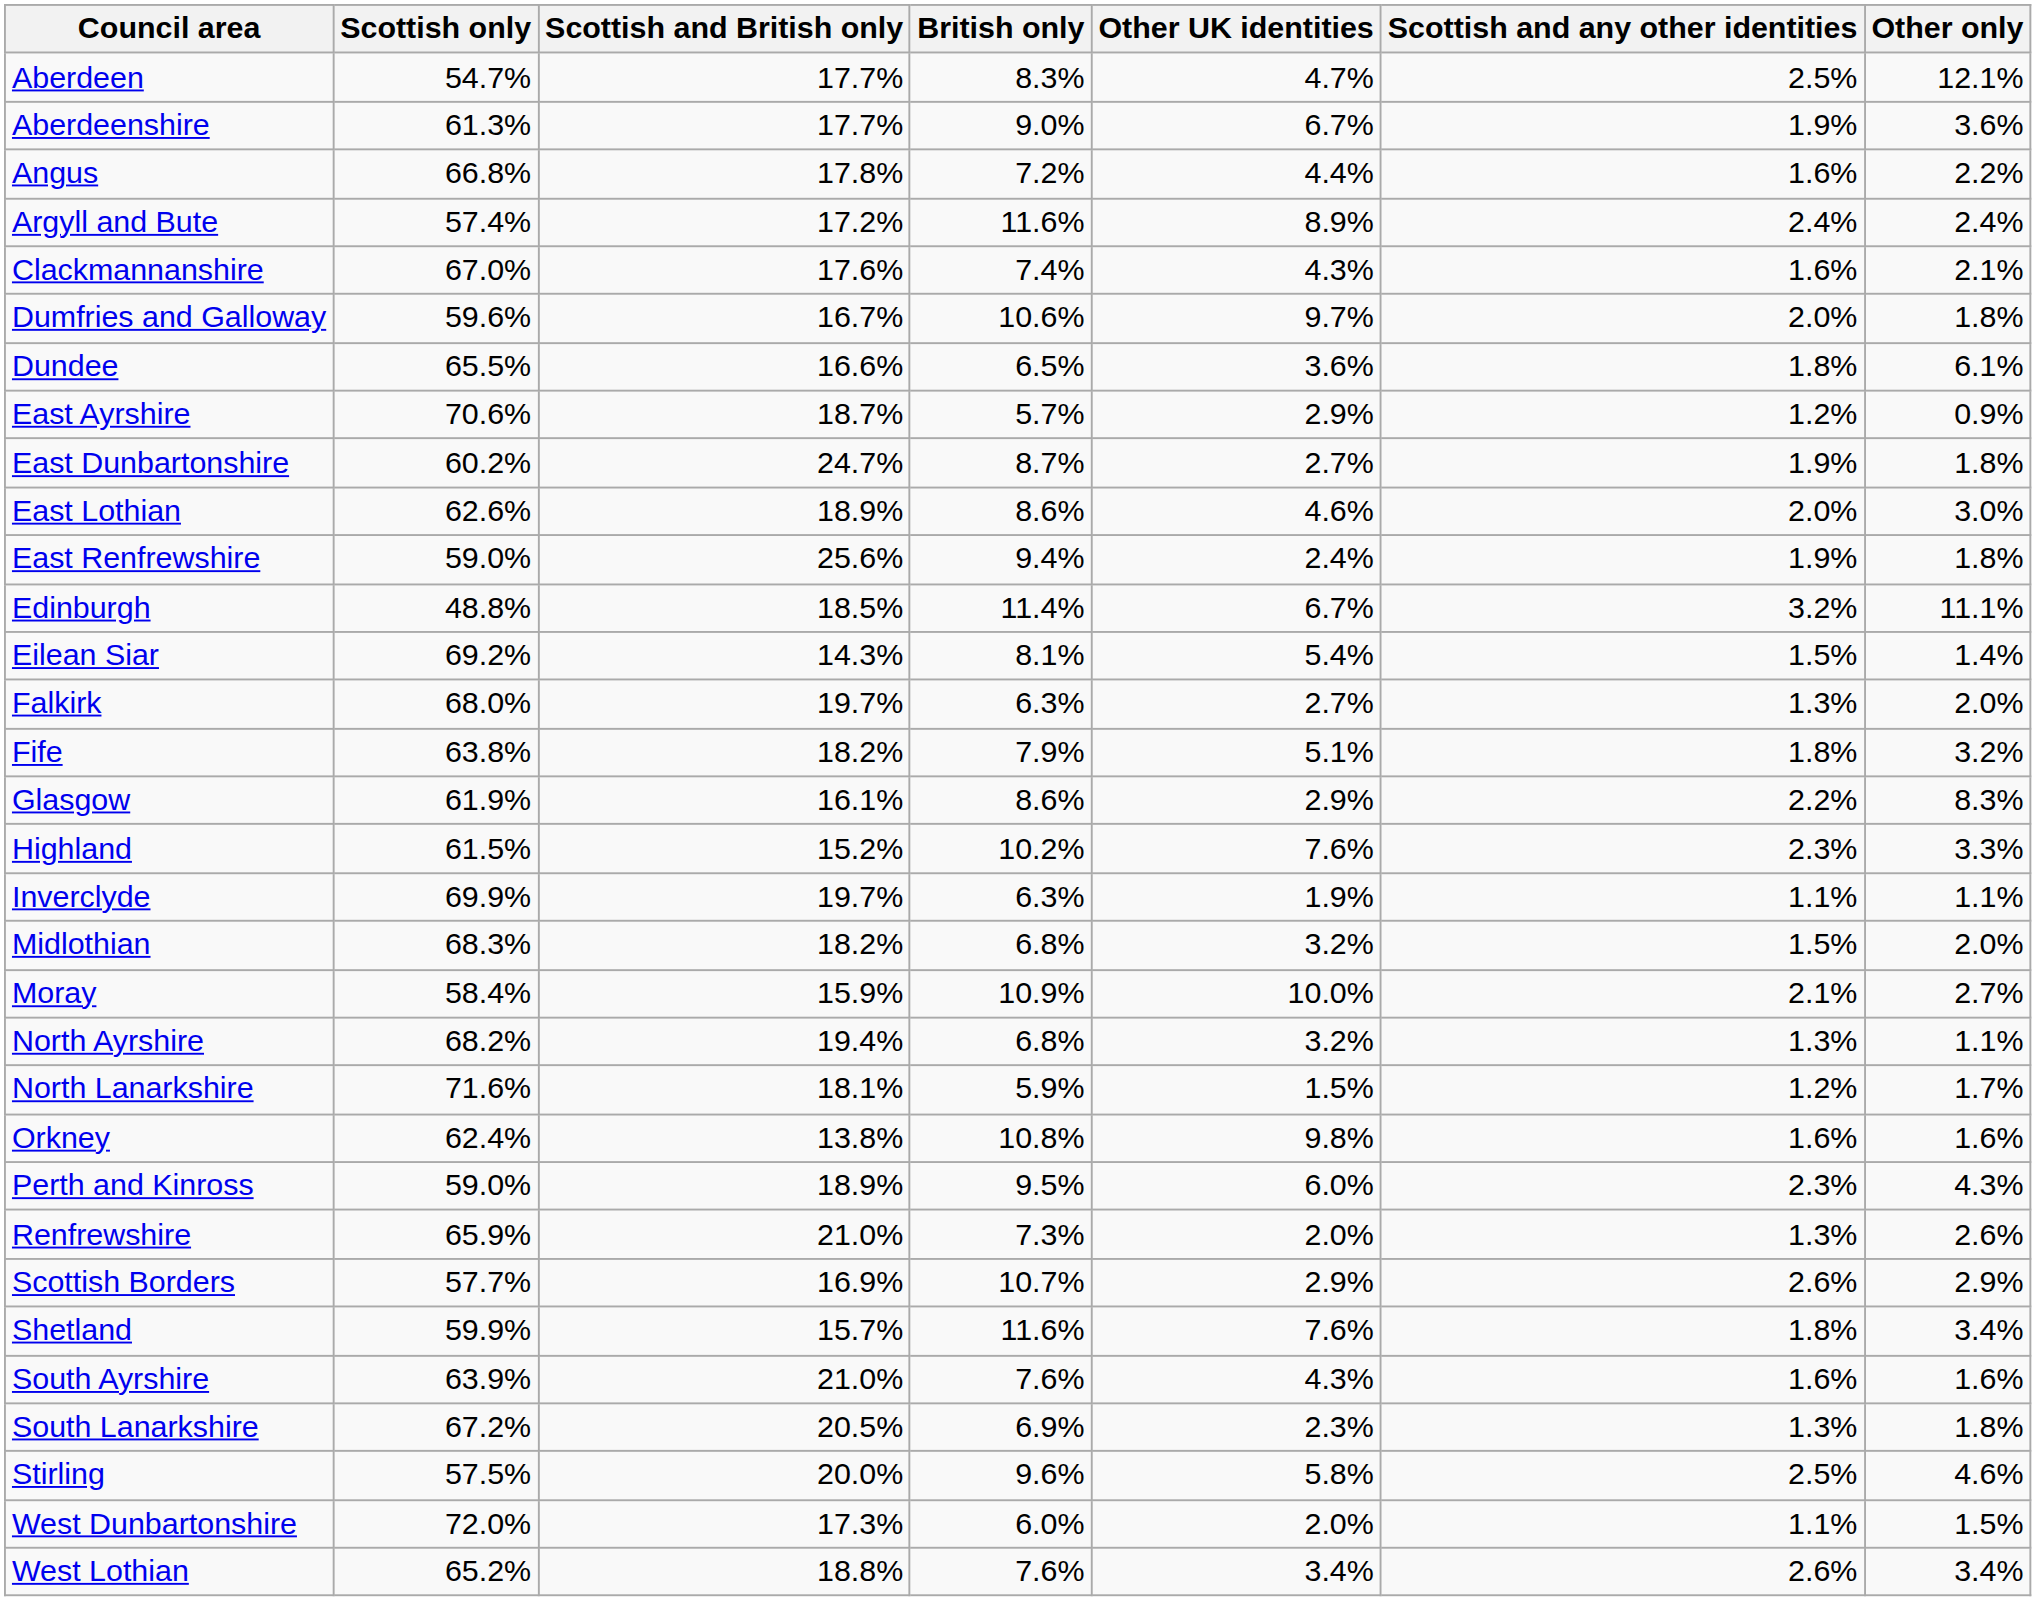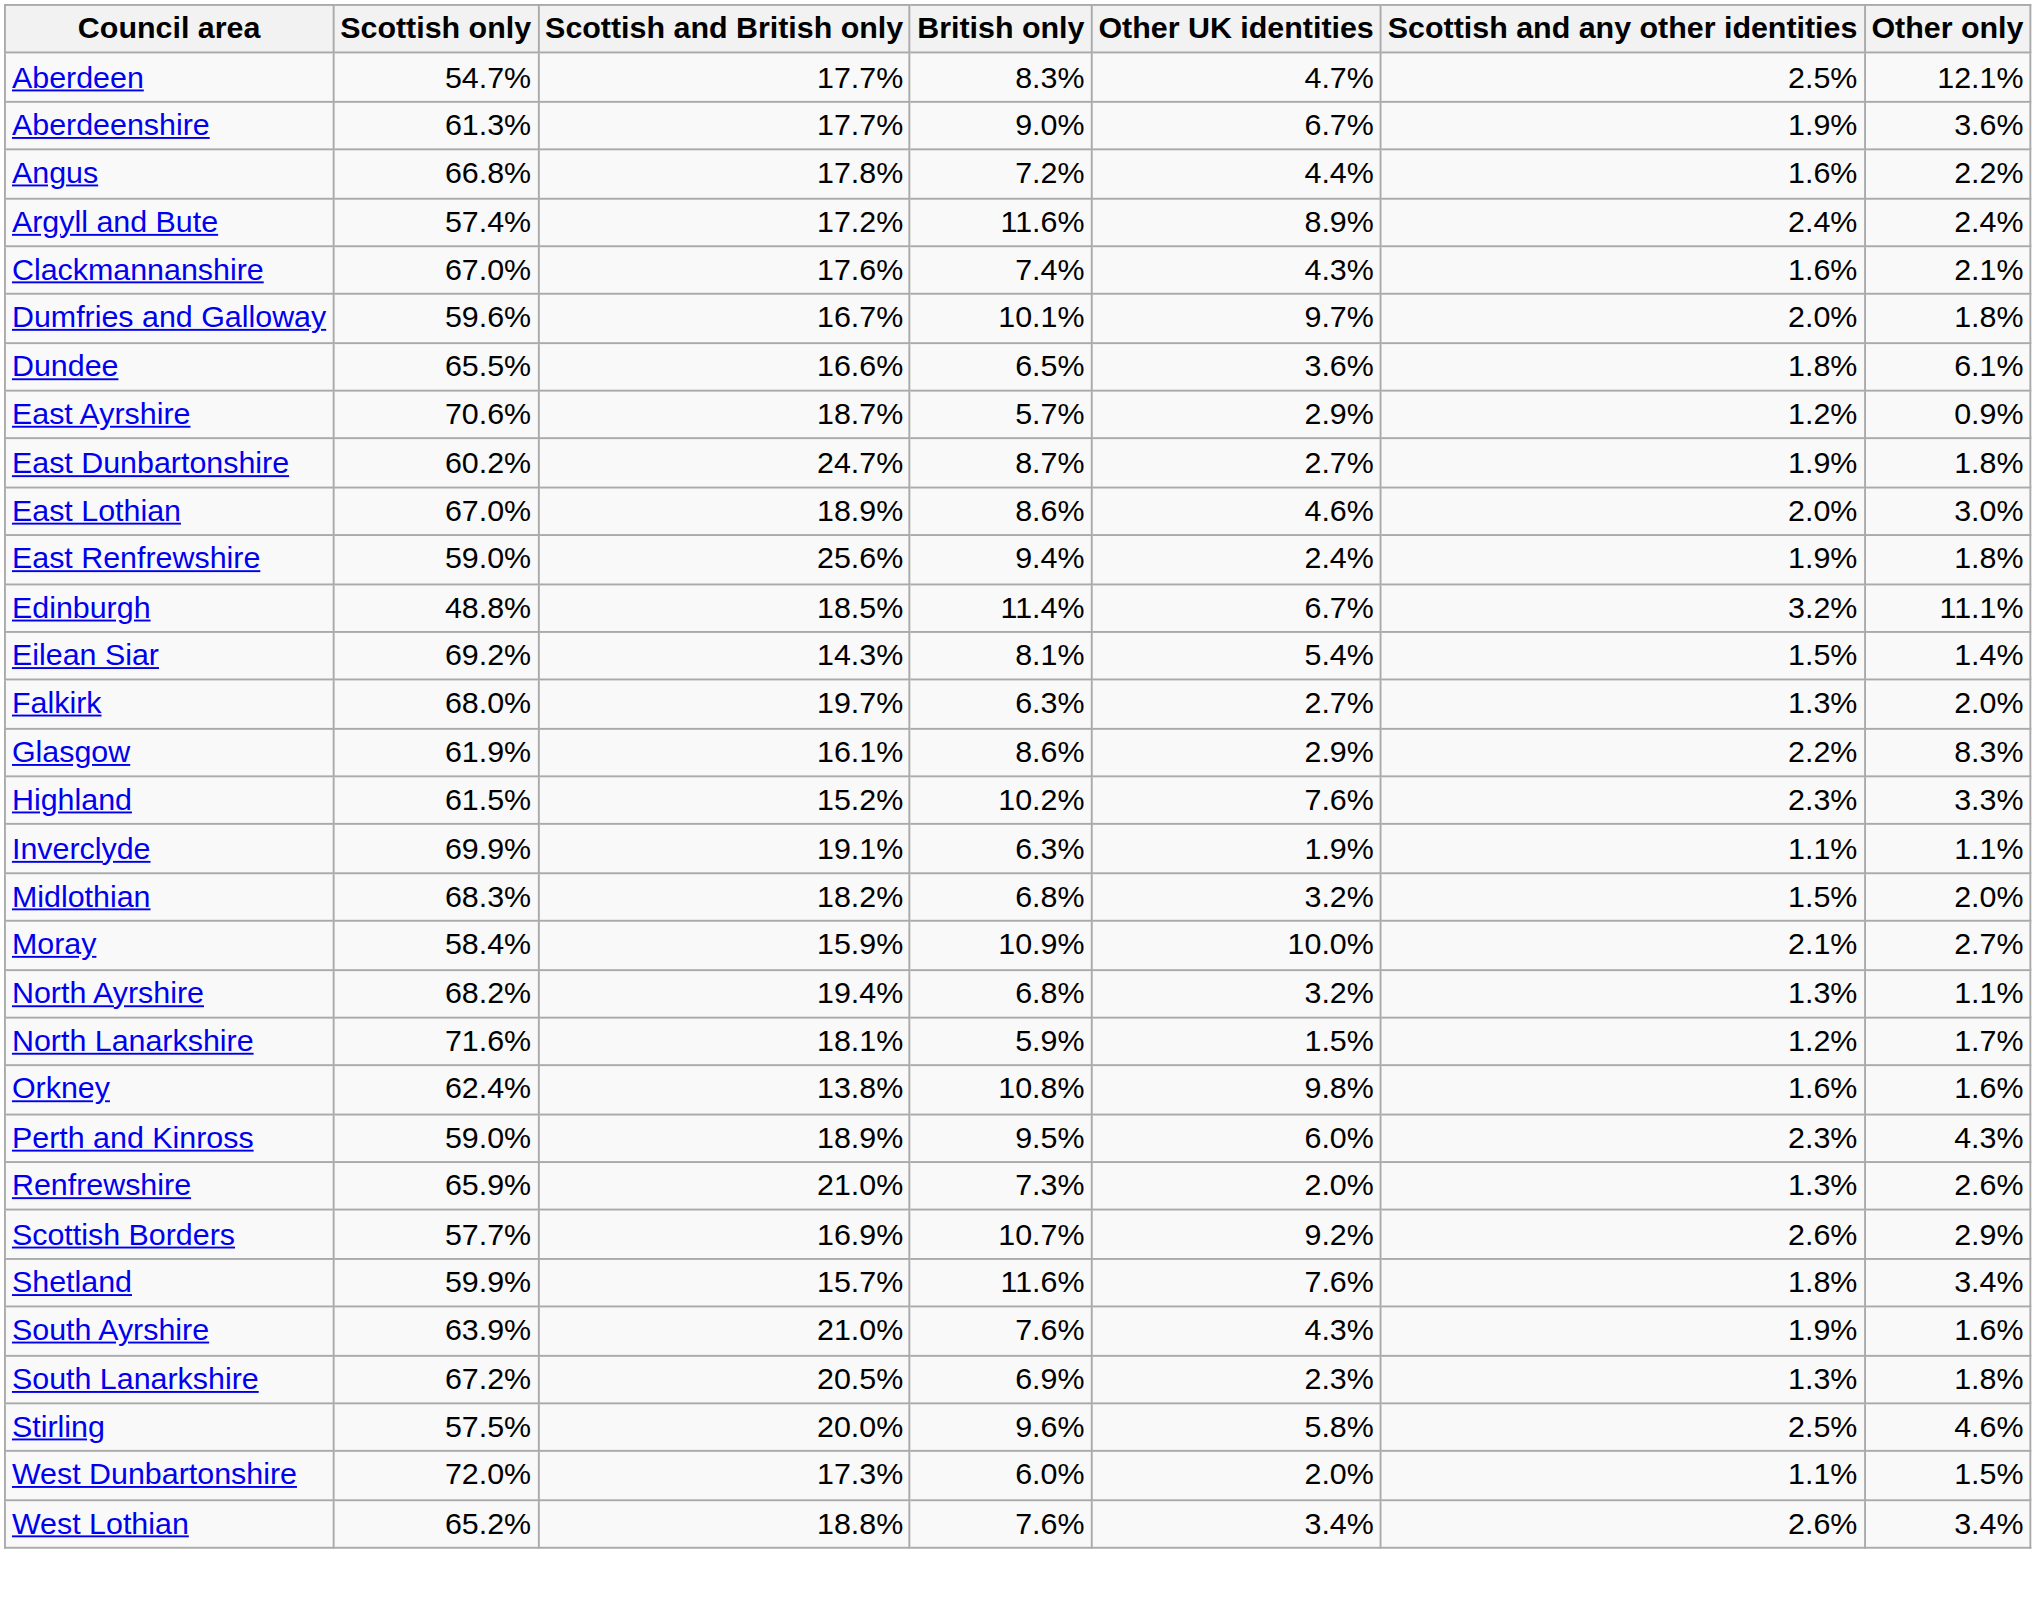(1041, 317) 10.6% -> (1041, 317) 10.1%
(488, 510) 62.6% -> (488, 510) 67.0%
- row: (37, 751)
(860, 896) 19.7% -> (860, 848) 19.1%
(1339, 1282) 2.9% -> (1339, 1233) 9.2%
(1823, 1378) 1.6% -> (1823, 1330) 1.9%
